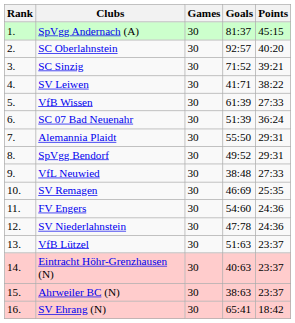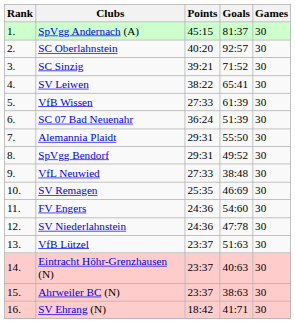columns swapped: (204, 13) <-> (273, 13)
(238, 84) 41:71 -> (235, 84) 65:41
(238, 310) 65:41 -> (235, 310) 41:71
